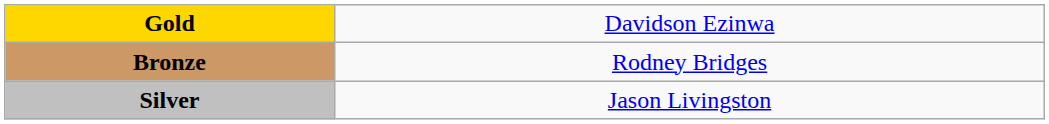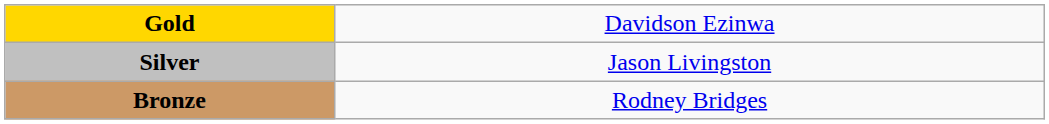rows swapped: (169, 99) <-> (169, 61)
